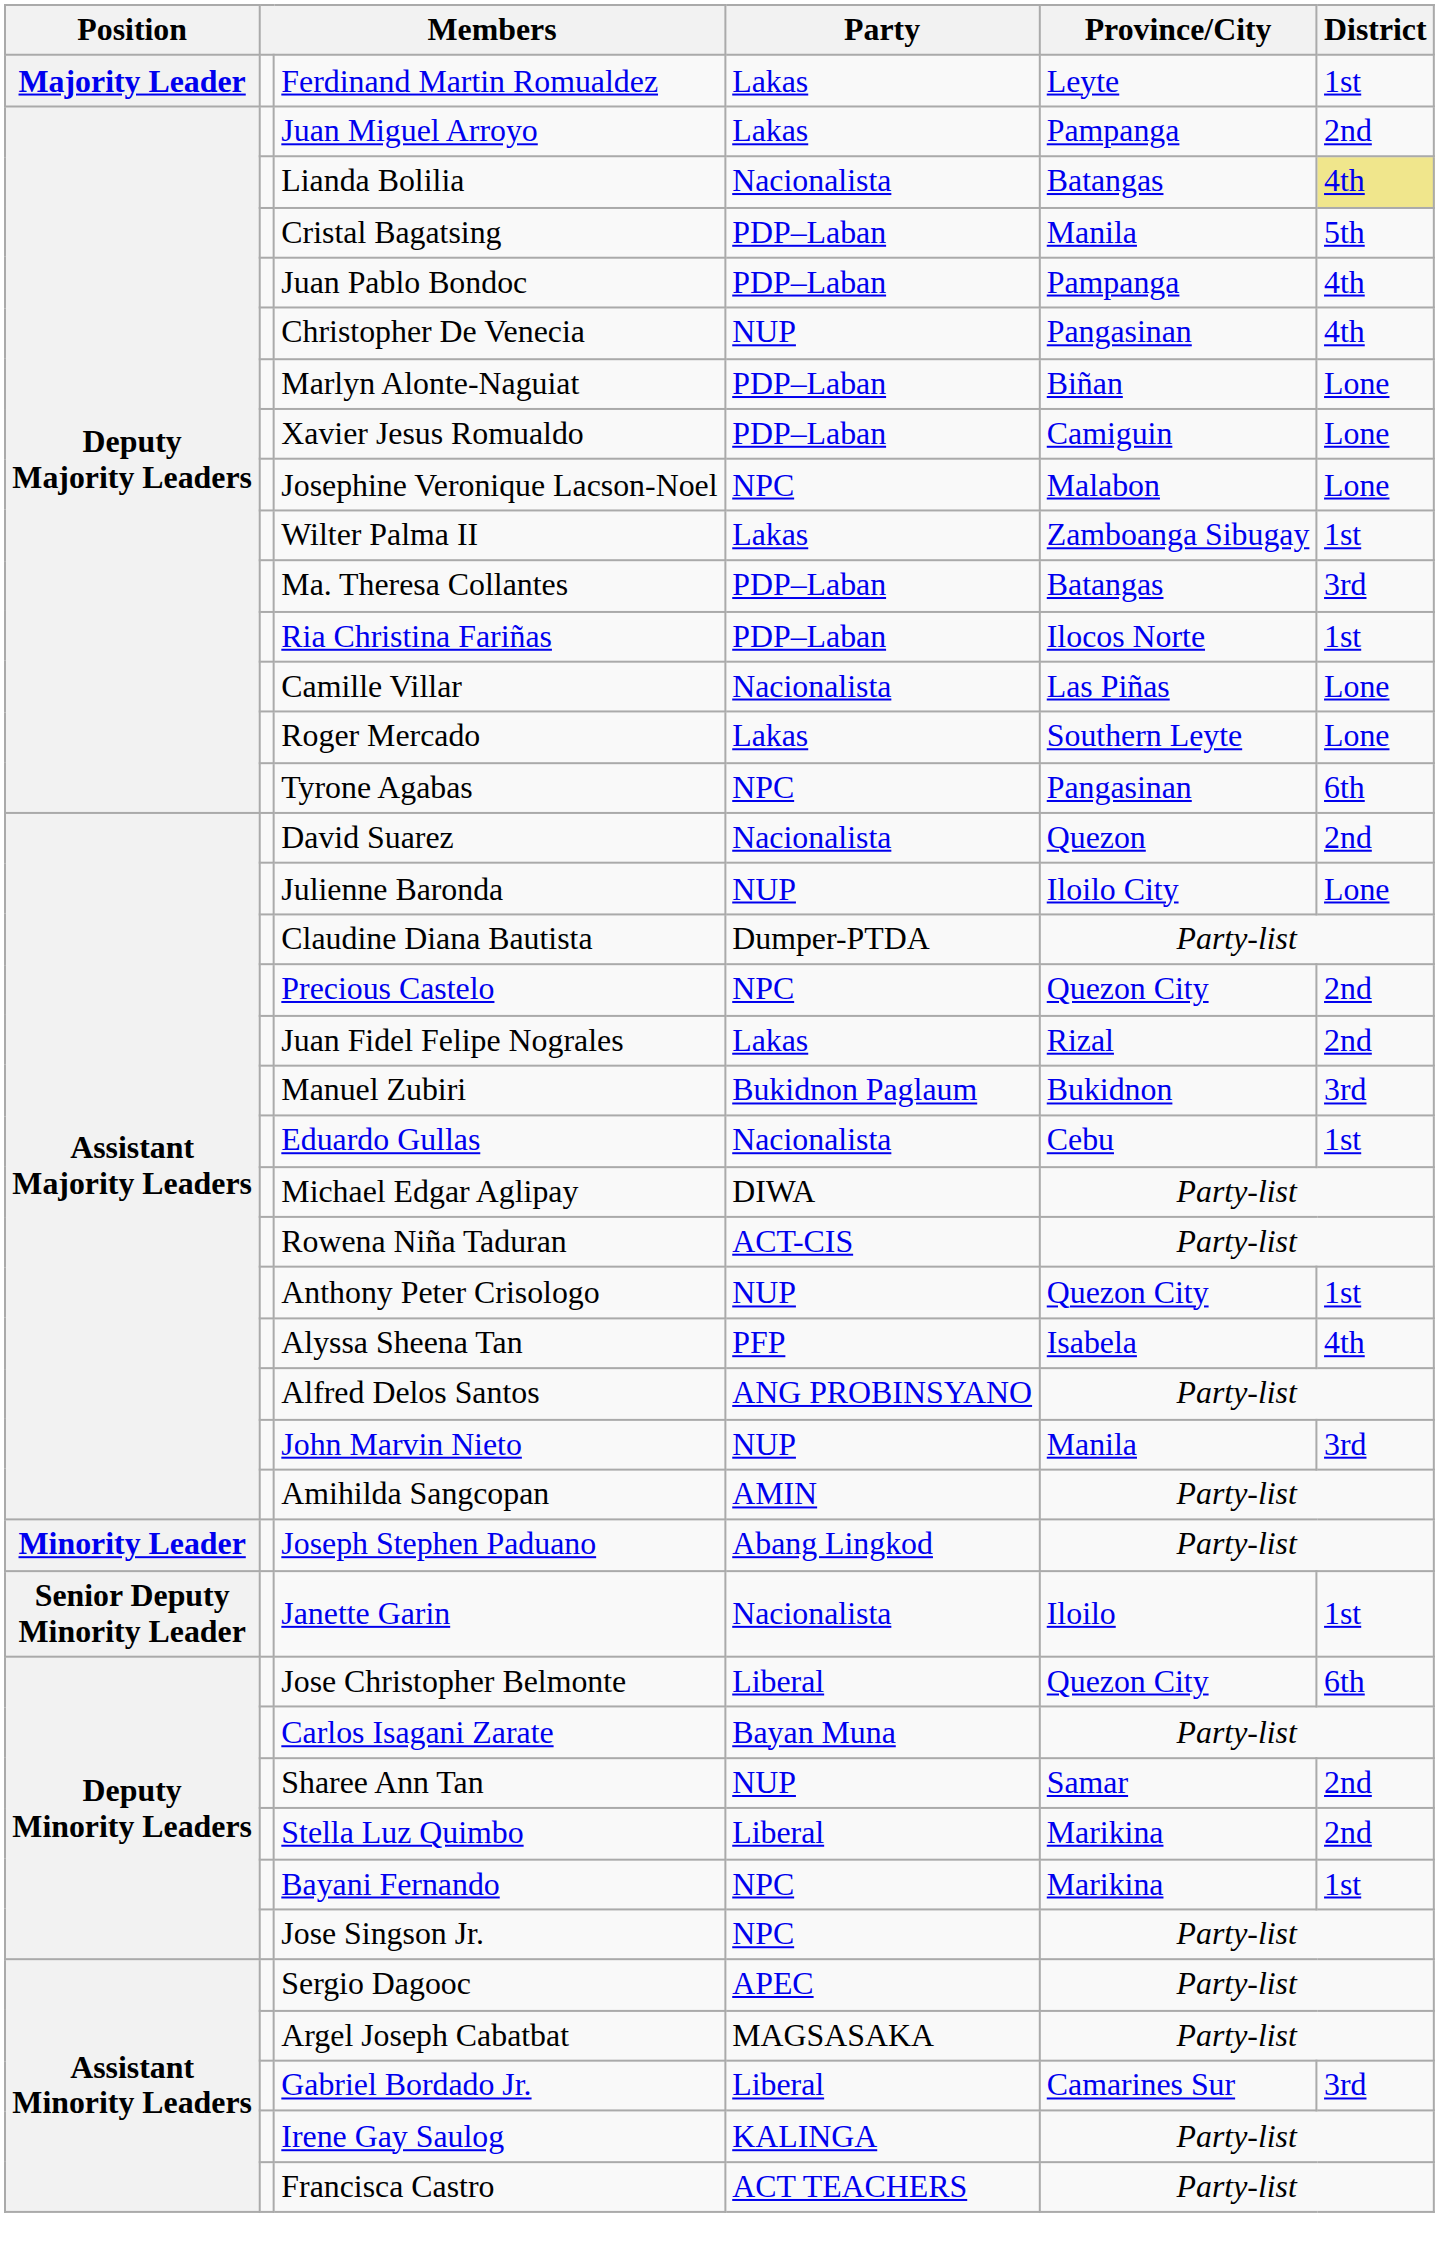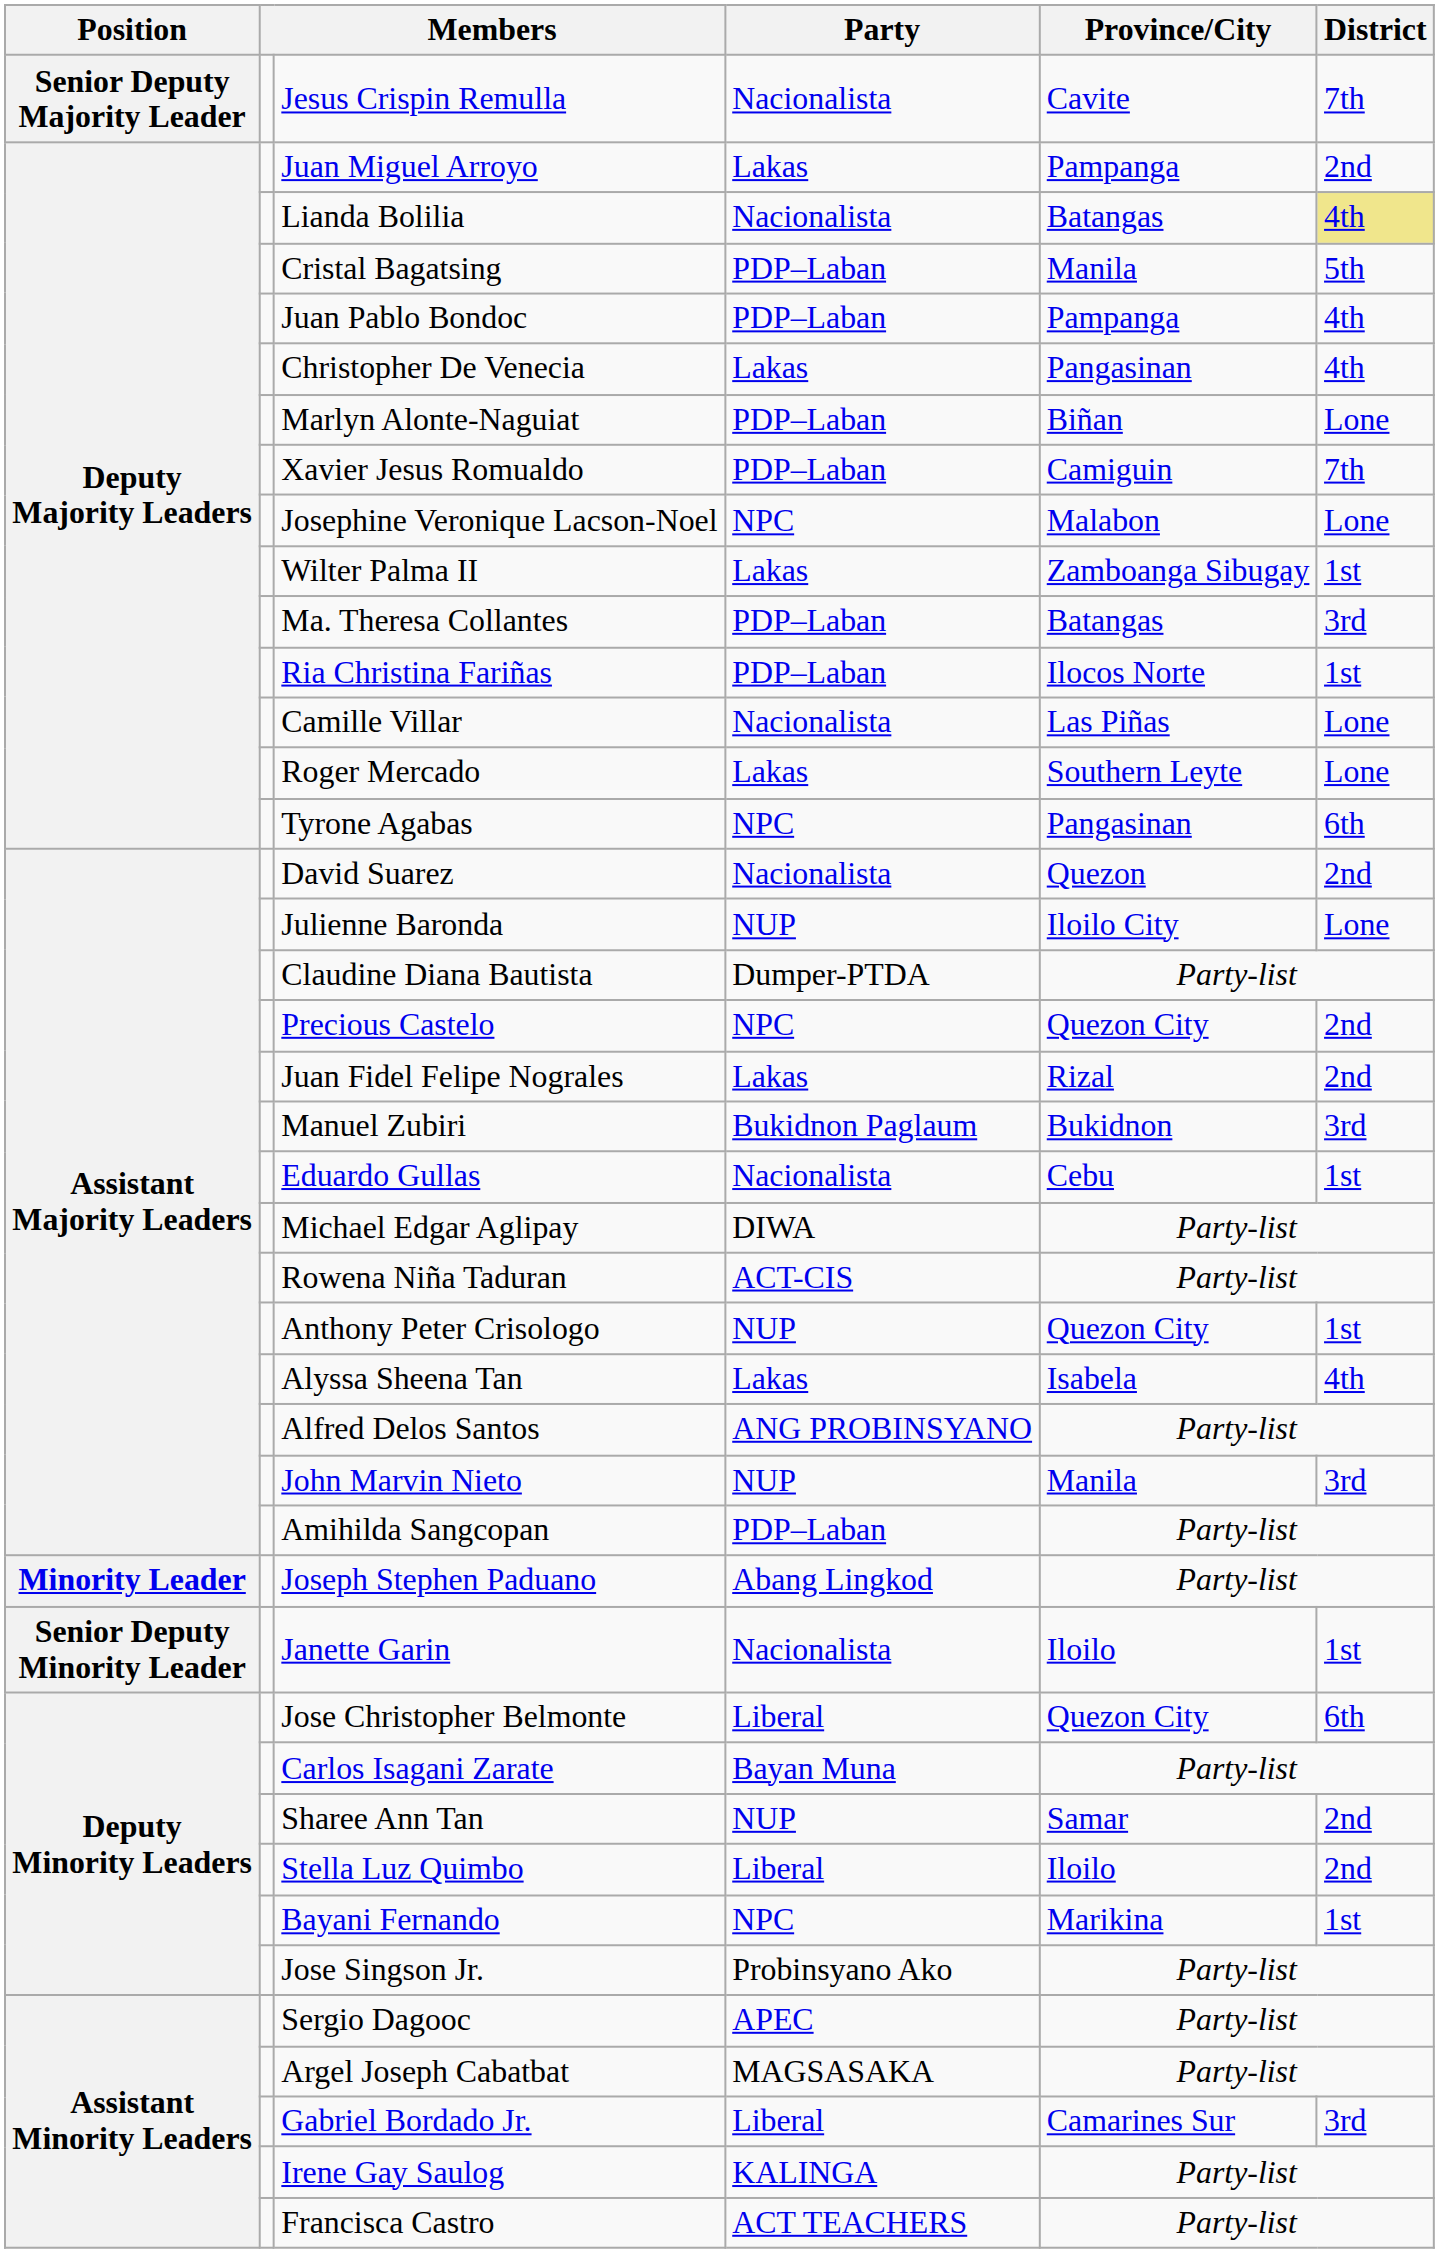- row: (470, 80)
+ row: (424, 98)
(764, 332) NUP -> (770, 368) Lakas
(1357, 433) Lone -> (1344, 469) 7th
(759, 1342) PFP -> (770, 1378) Lakas
(775, 1494) AMIN -> (809, 1529) PDP–Laban
(1105, 1832) Marikina -> (1081, 1868) Iloilo
(763, 1933) NPC -> (842, 1969) Probinsyano Ako
